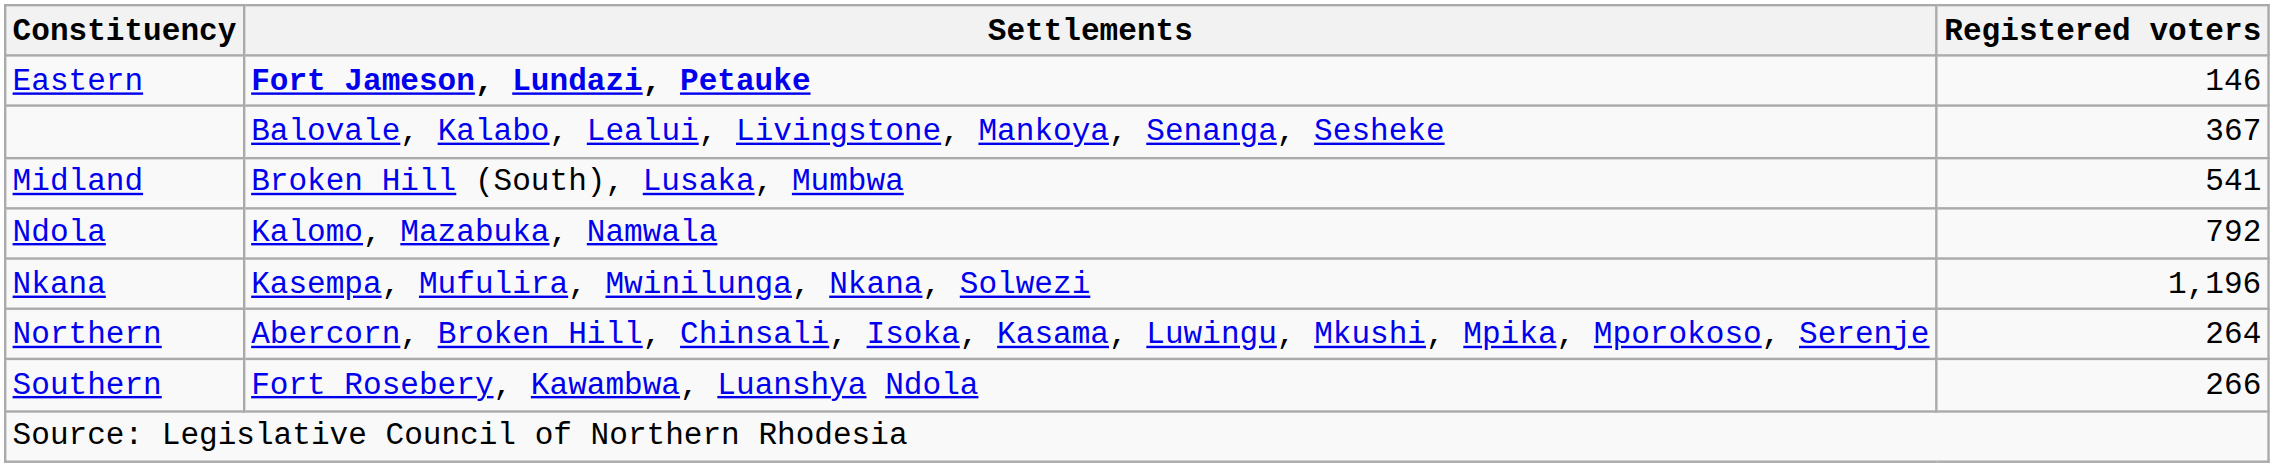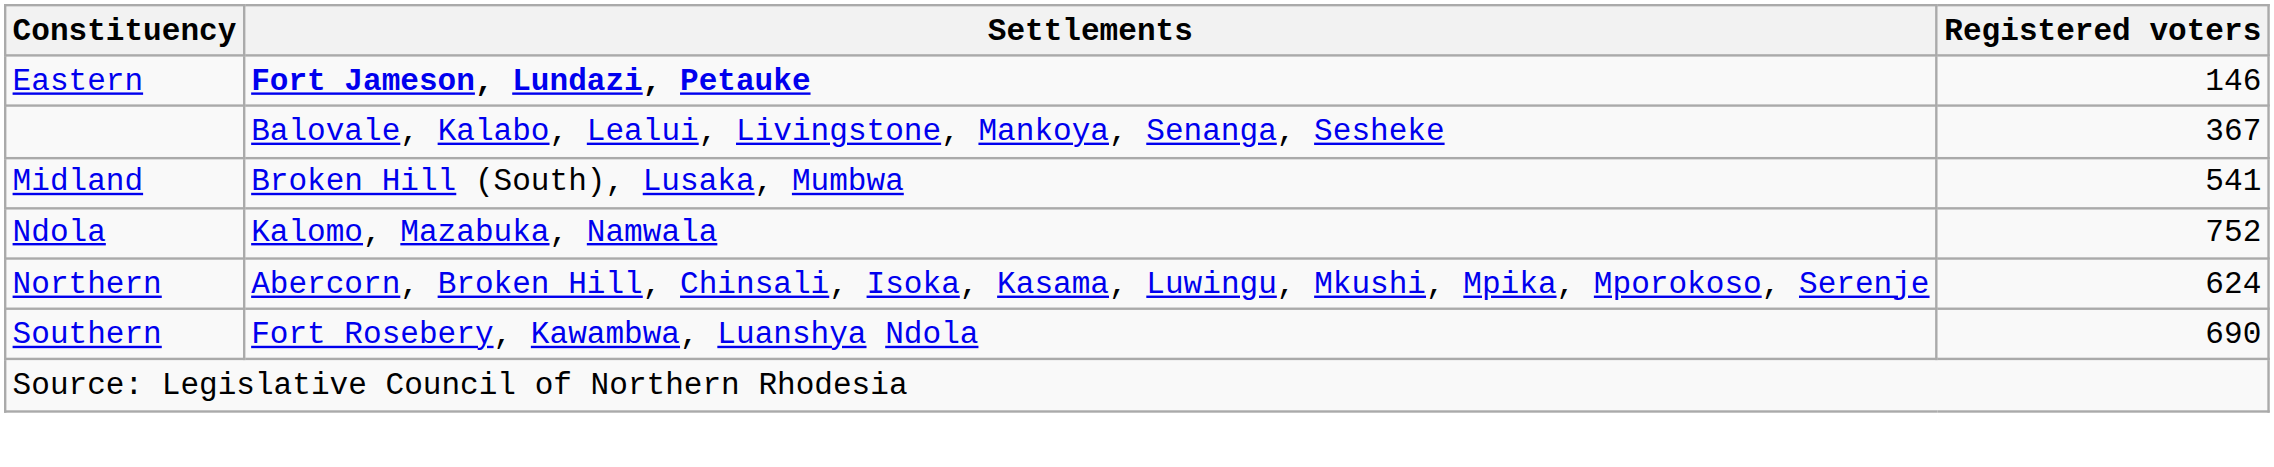(2233, 233) 792 -> (2233, 233) 752
- row: (59, 284)
(2233, 334) 264 -> (2233, 284) 624
(2233, 385) 266 -> (2233, 334) 690
